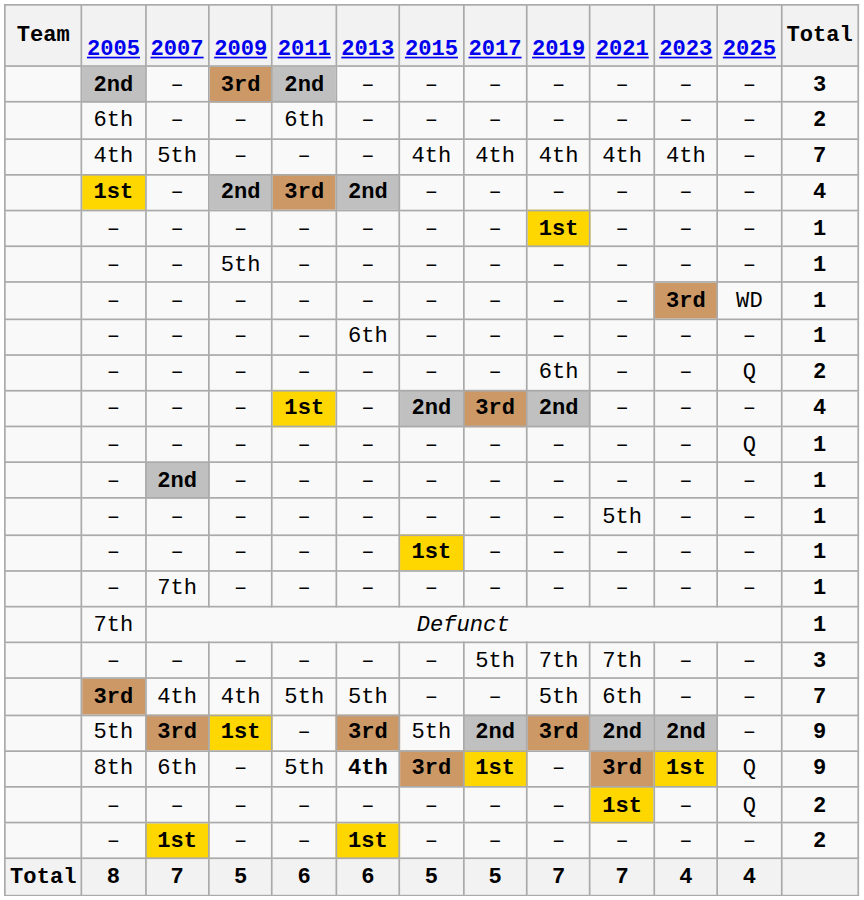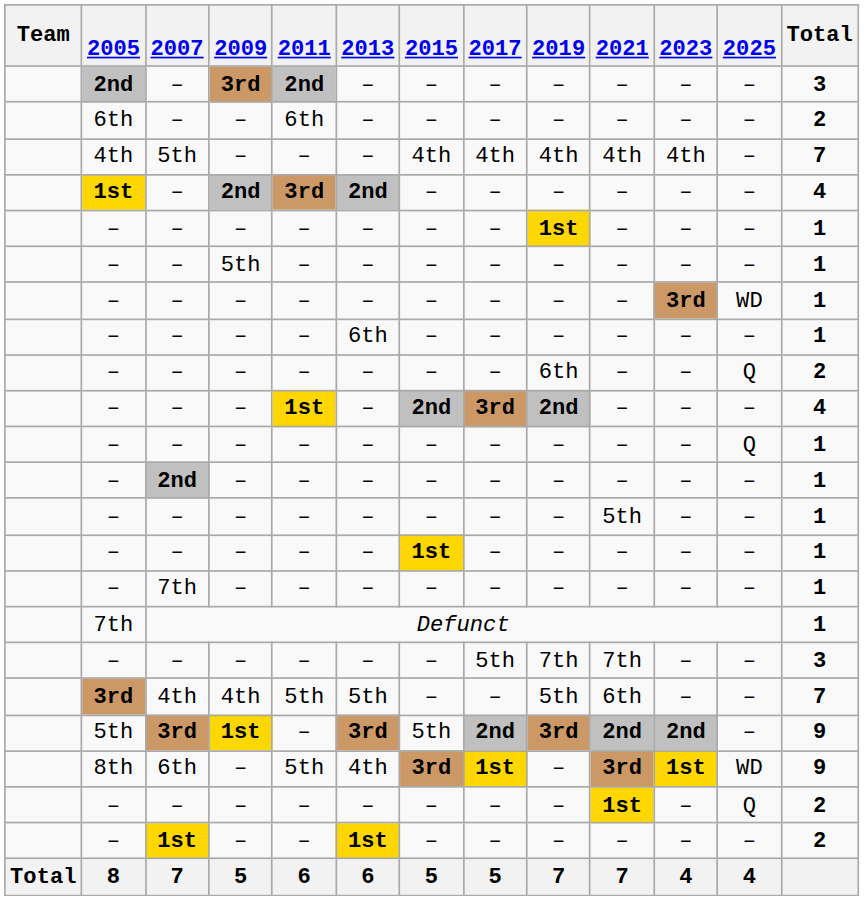(368, 769) bold -> (368, 769) normal
(749, 769) Q -> (749, 769) WD
